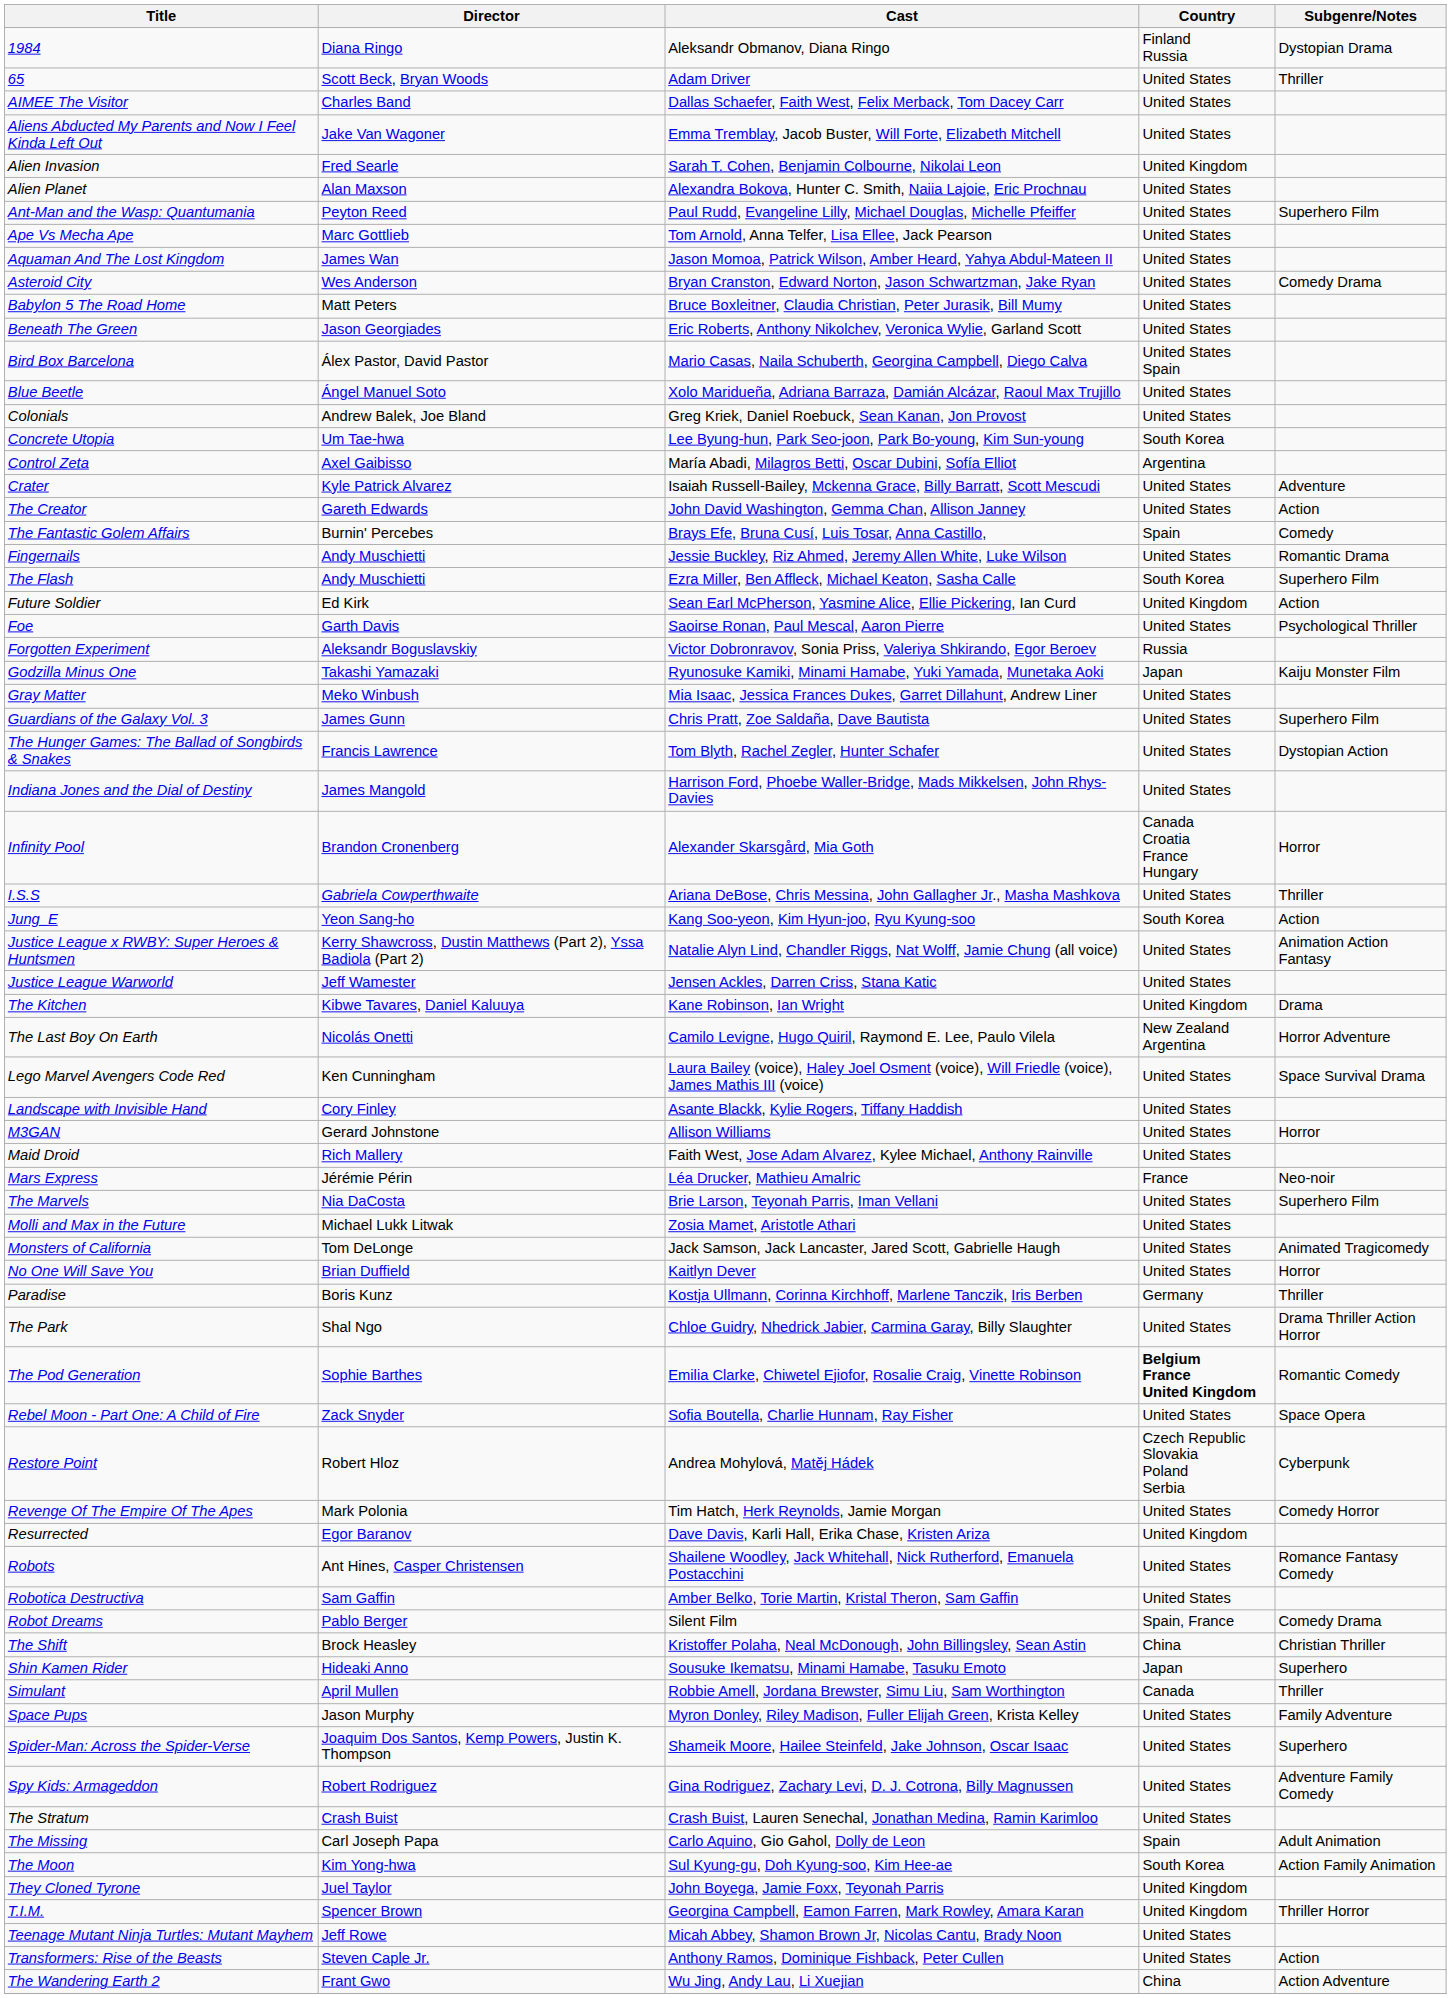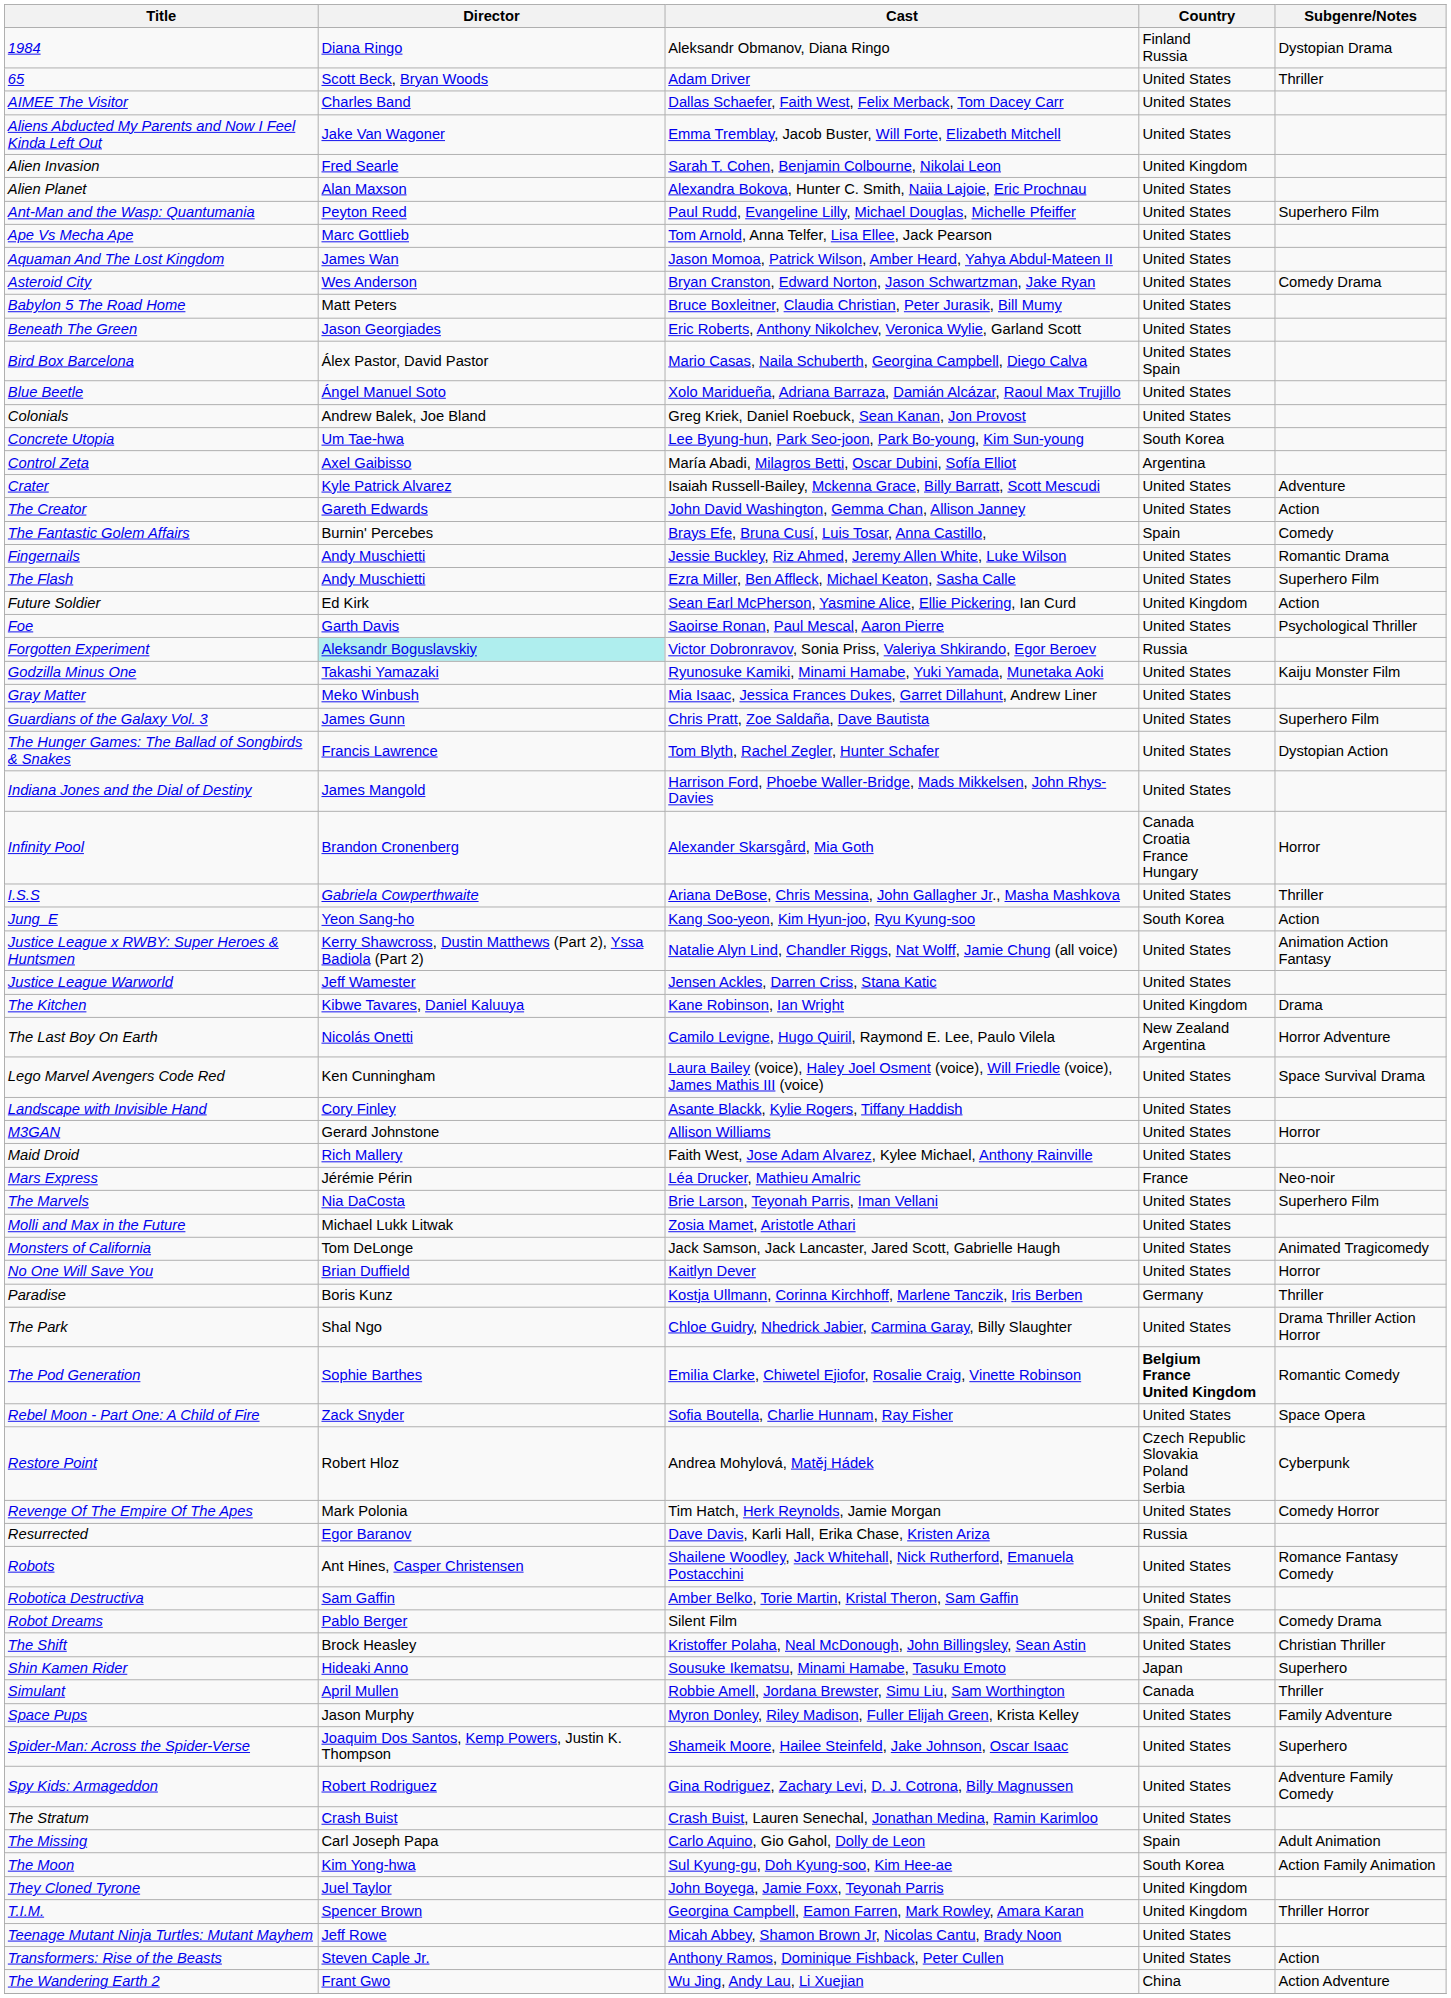(1183, 579) South Korea -> (1187, 579) United States
(399, 649) no background -> (399, 649) paleturquoise background
(1163, 672) Japan -> (1187, 672) United States
(1195, 1534) United Kingdom -> (1165, 1534) Russia
(1162, 1644) China -> (1187, 1644) United States
